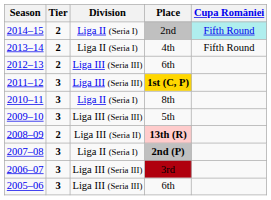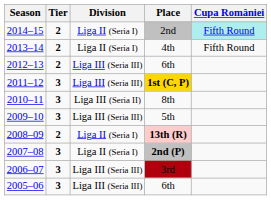(107, 100) Liga II (Seria I) -> (107, 100) Liga III (Seria II)
(107, 134) Liga III (Seria II) -> (107, 134) Liga II (Seria I)
